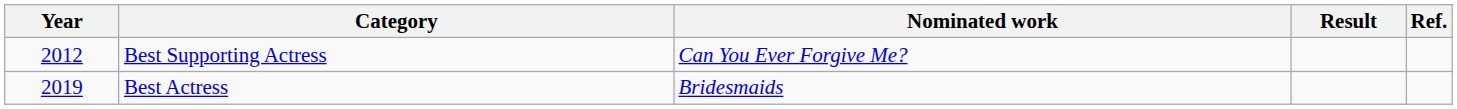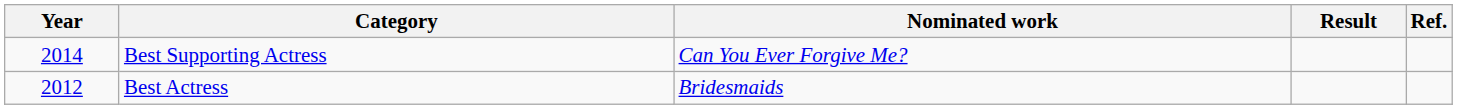(62, 54) 2012 -> (62, 54) 2014
(62, 87) 2019 -> (62, 87) 2012
